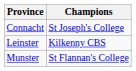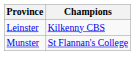- row: (25, 27)
